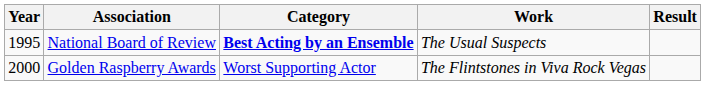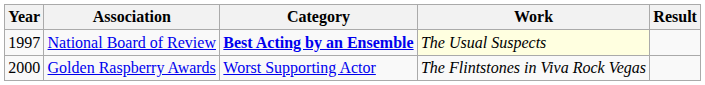(24, 42) 1995 -> (24, 42) 1997
(484, 42) no background -> (484, 42) lightyellow background
